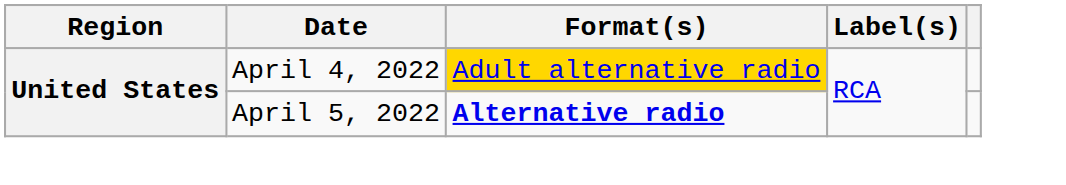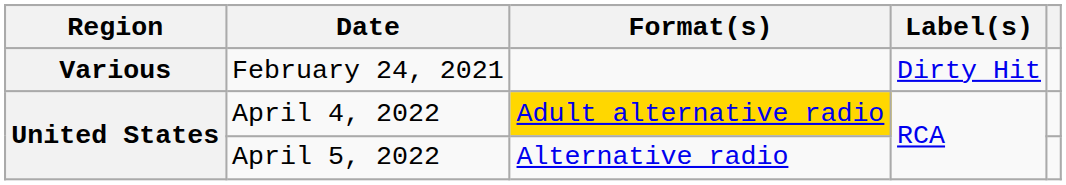+ row: (368, 70)
(589, 114) bold -> (652, 157) normal
